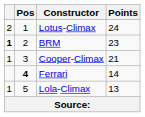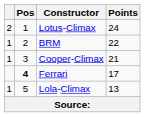(9, 43) bold -> (9, 43) normal
(114, 43) 23 -> (114, 43) 22
(114, 74) 14 -> (114, 74) 17
